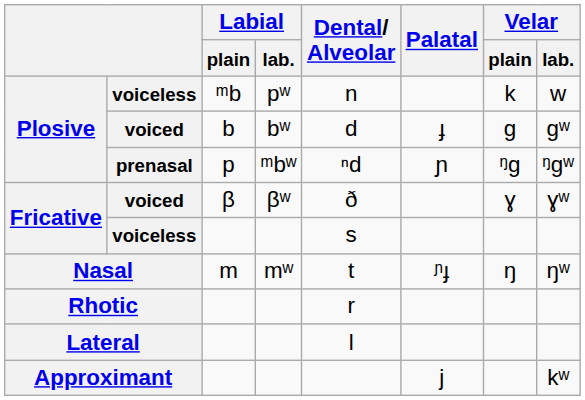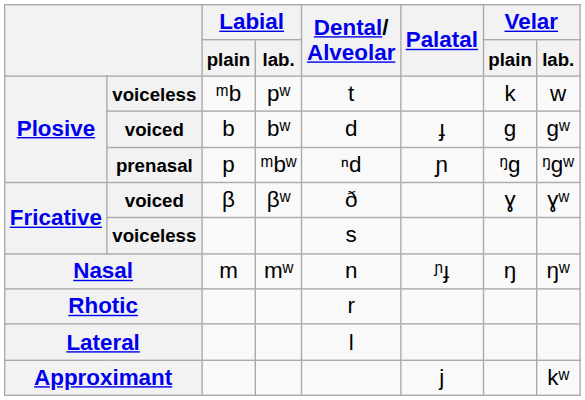(351, 93) n -> (351, 93) t
(351, 270) t -> (351, 270) n
